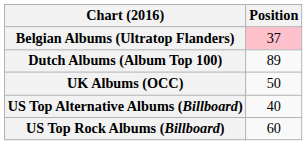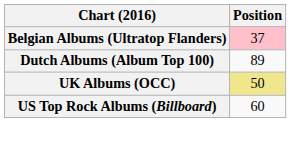(274, 83) no background -> (258, 83) khaki background
- row: (125, 106)
